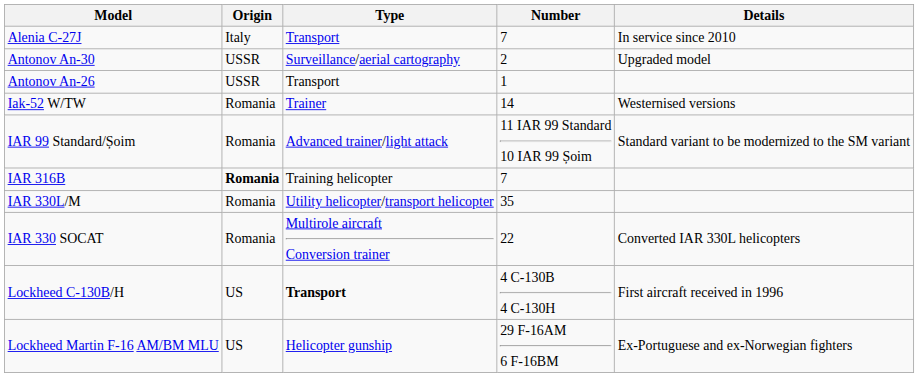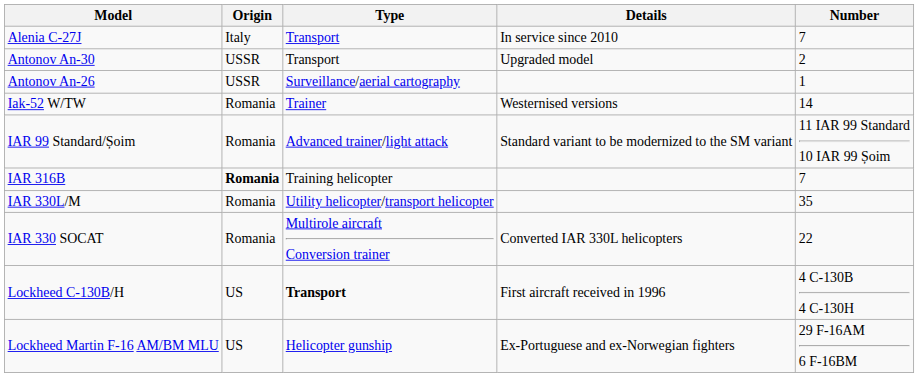columns swapped: (556, 15) <-> (764, 15)
(373, 59) Surveillance/aerial cartography -> (313, 59) Transport
(313, 81) Transport -> (373, 81) Surveillance/aerial cartography
